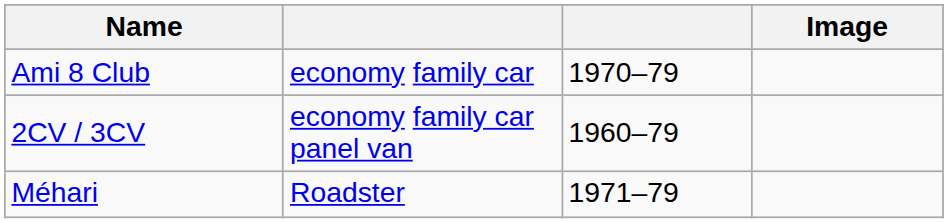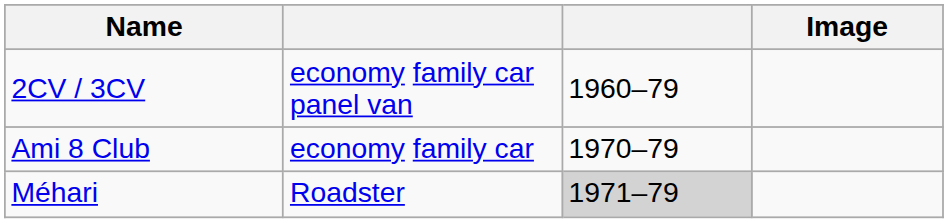rows swapped: (78, 132) <-> (81, 71)
(624, 193) no background -> (624, 193) lightgrey background
